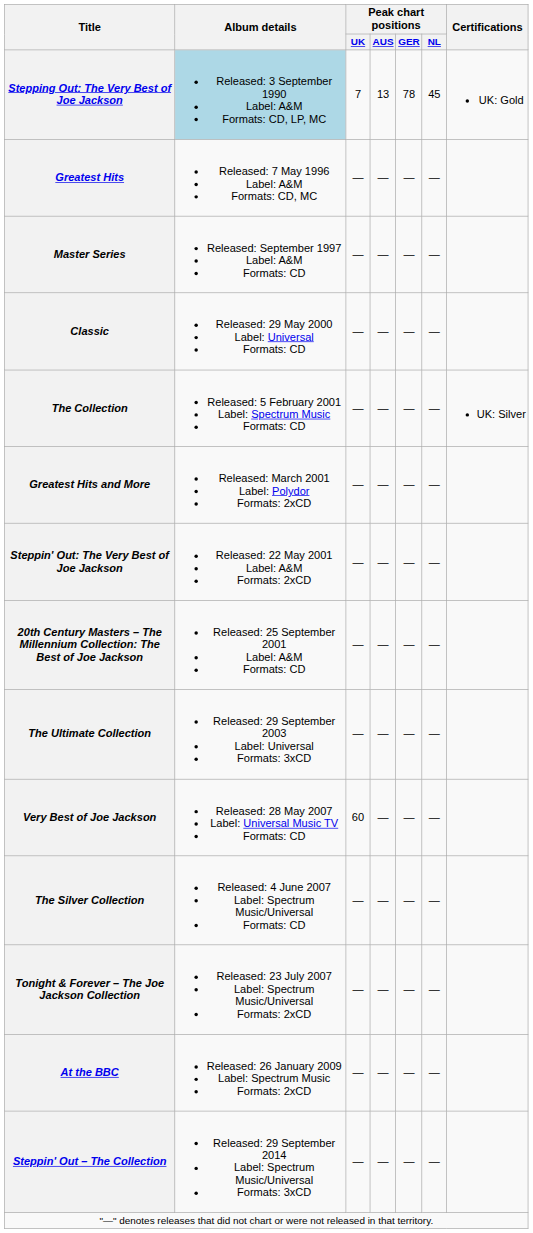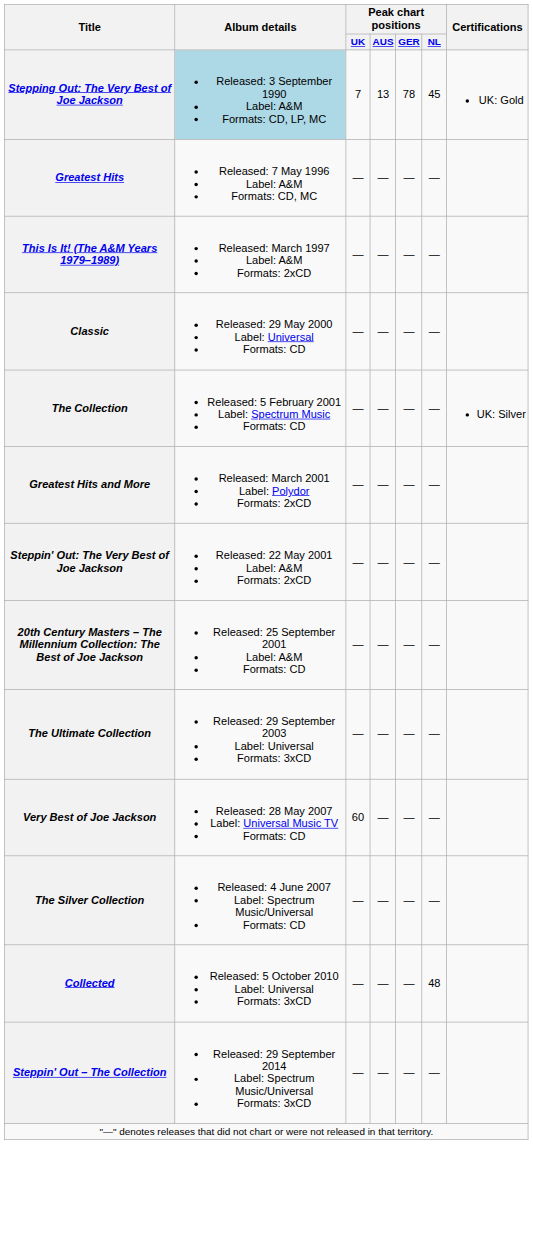+ row: (90, 254)
- row: (90, 254)
- row: (90, 989)
- row: (90, 1072)
+ row: (90, 983)
